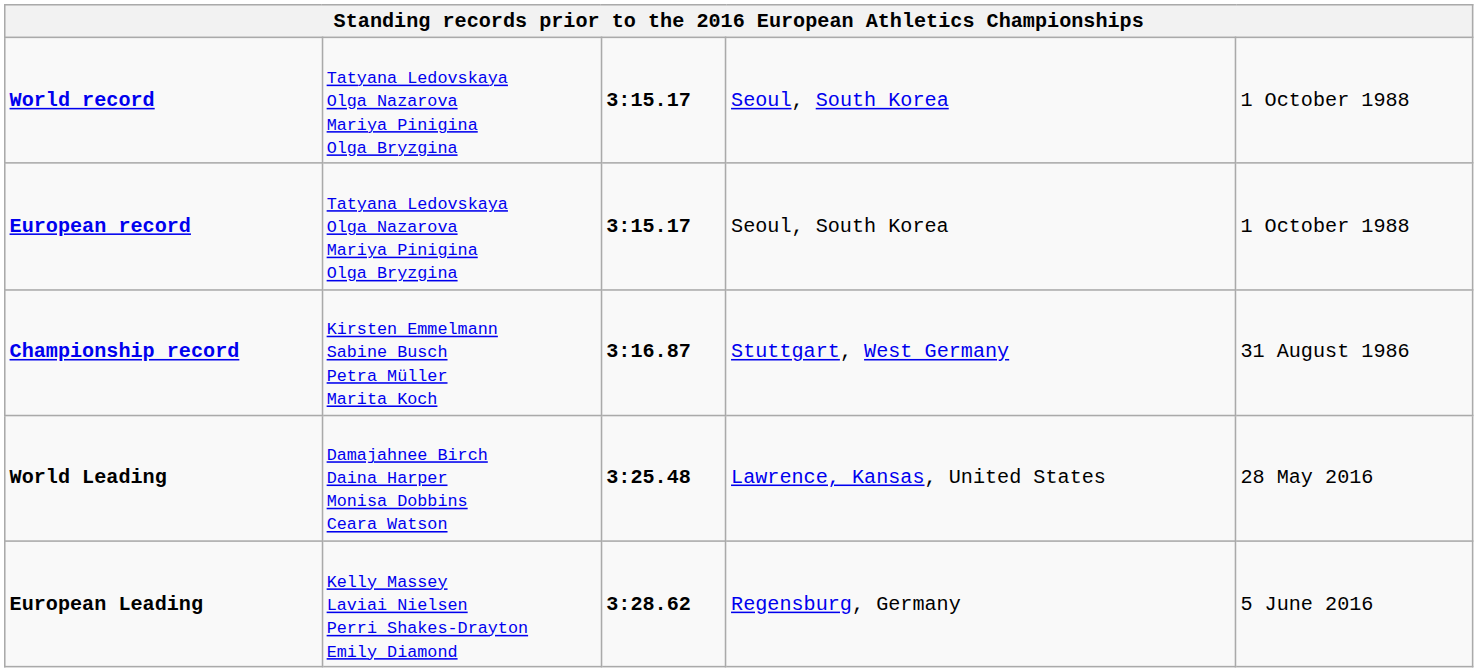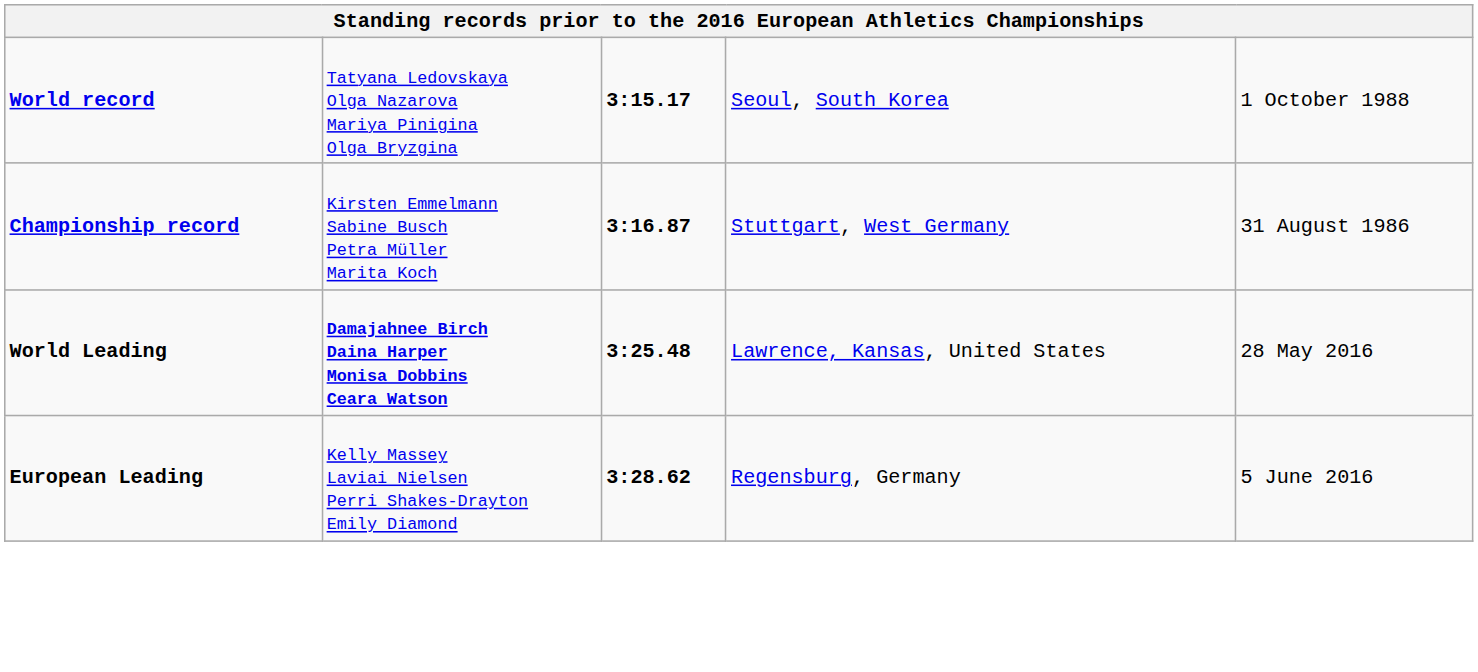- row: (100, 226)
(407, 490) normal -> (407, 364) bold
